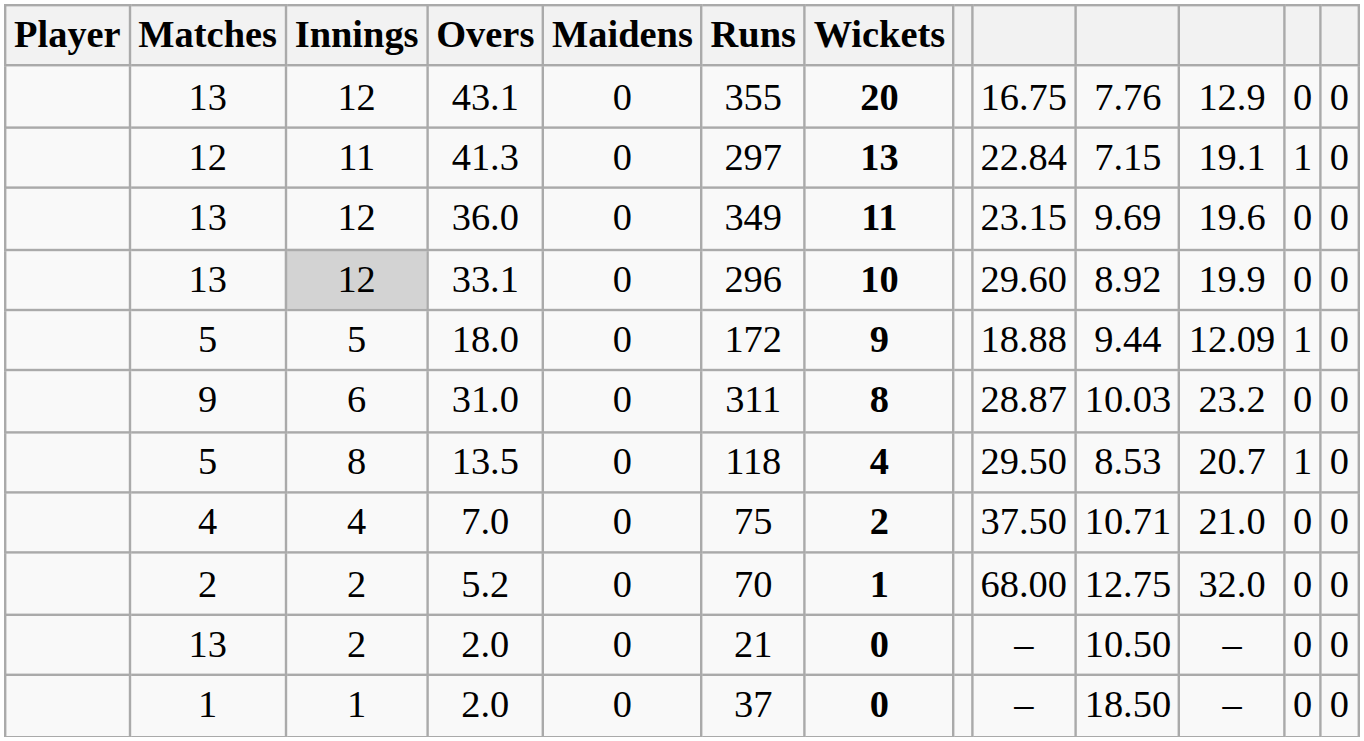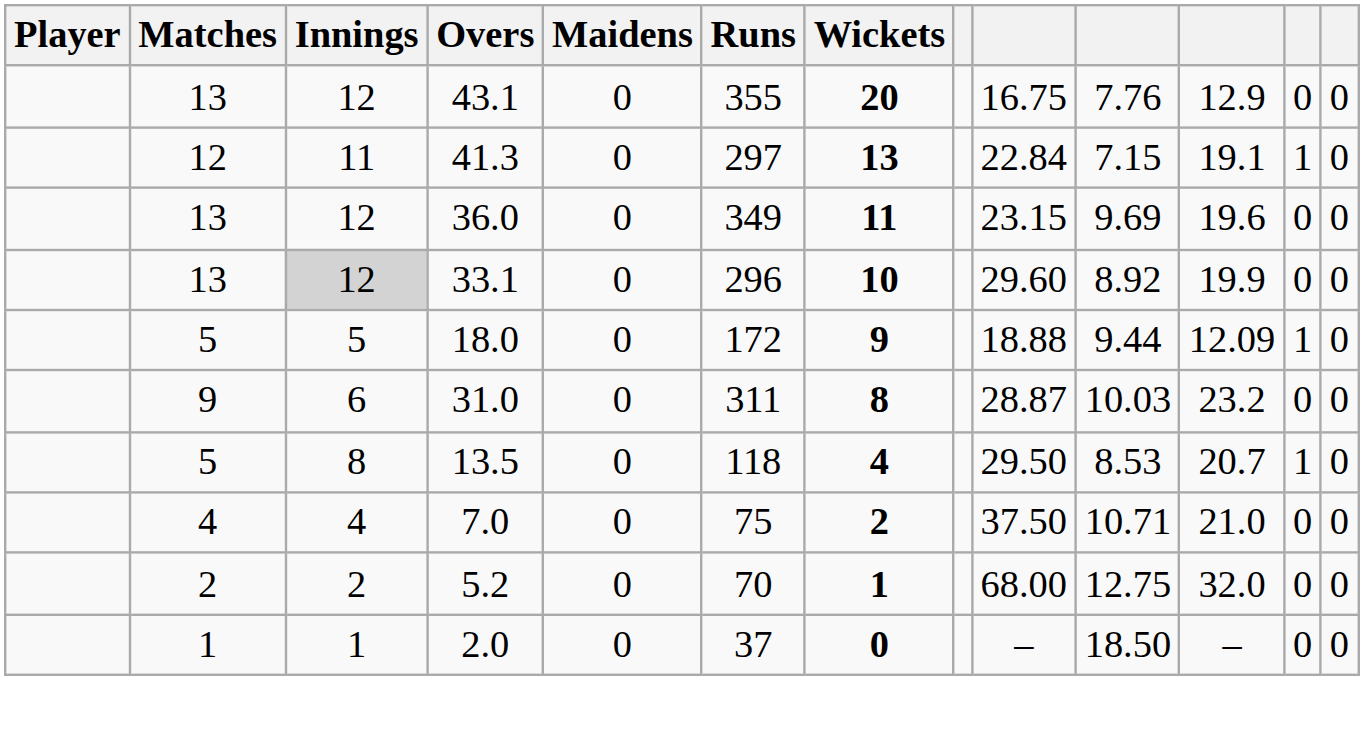- row: (208, 643)
